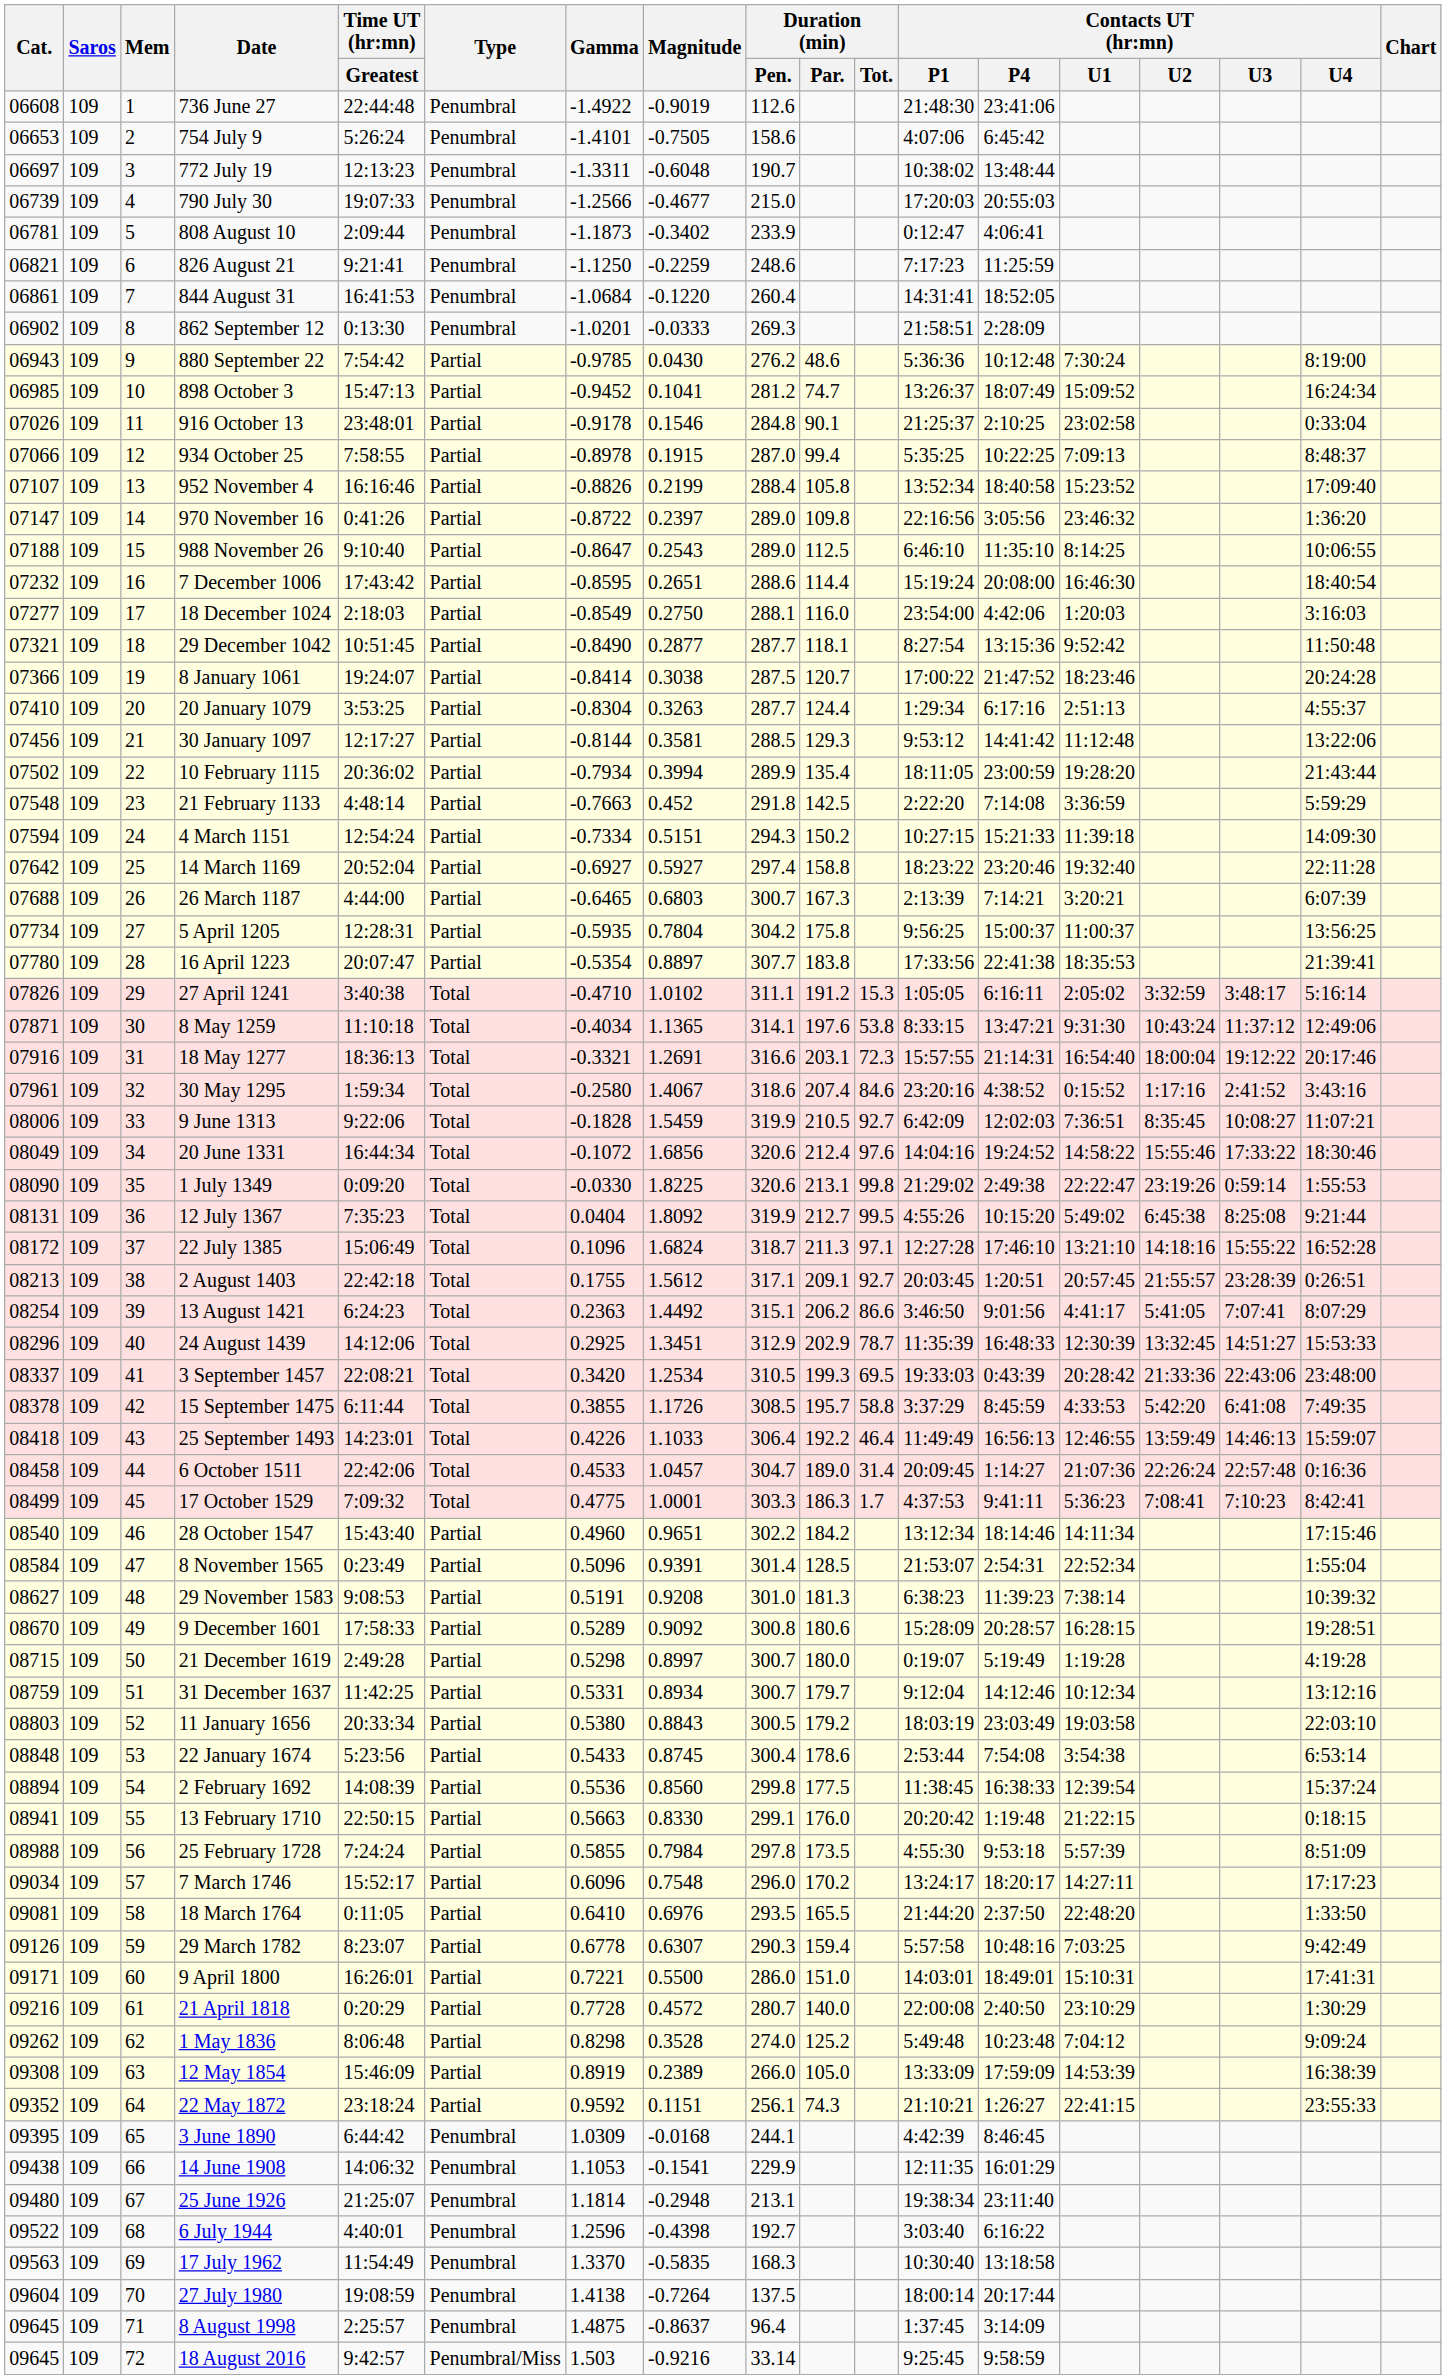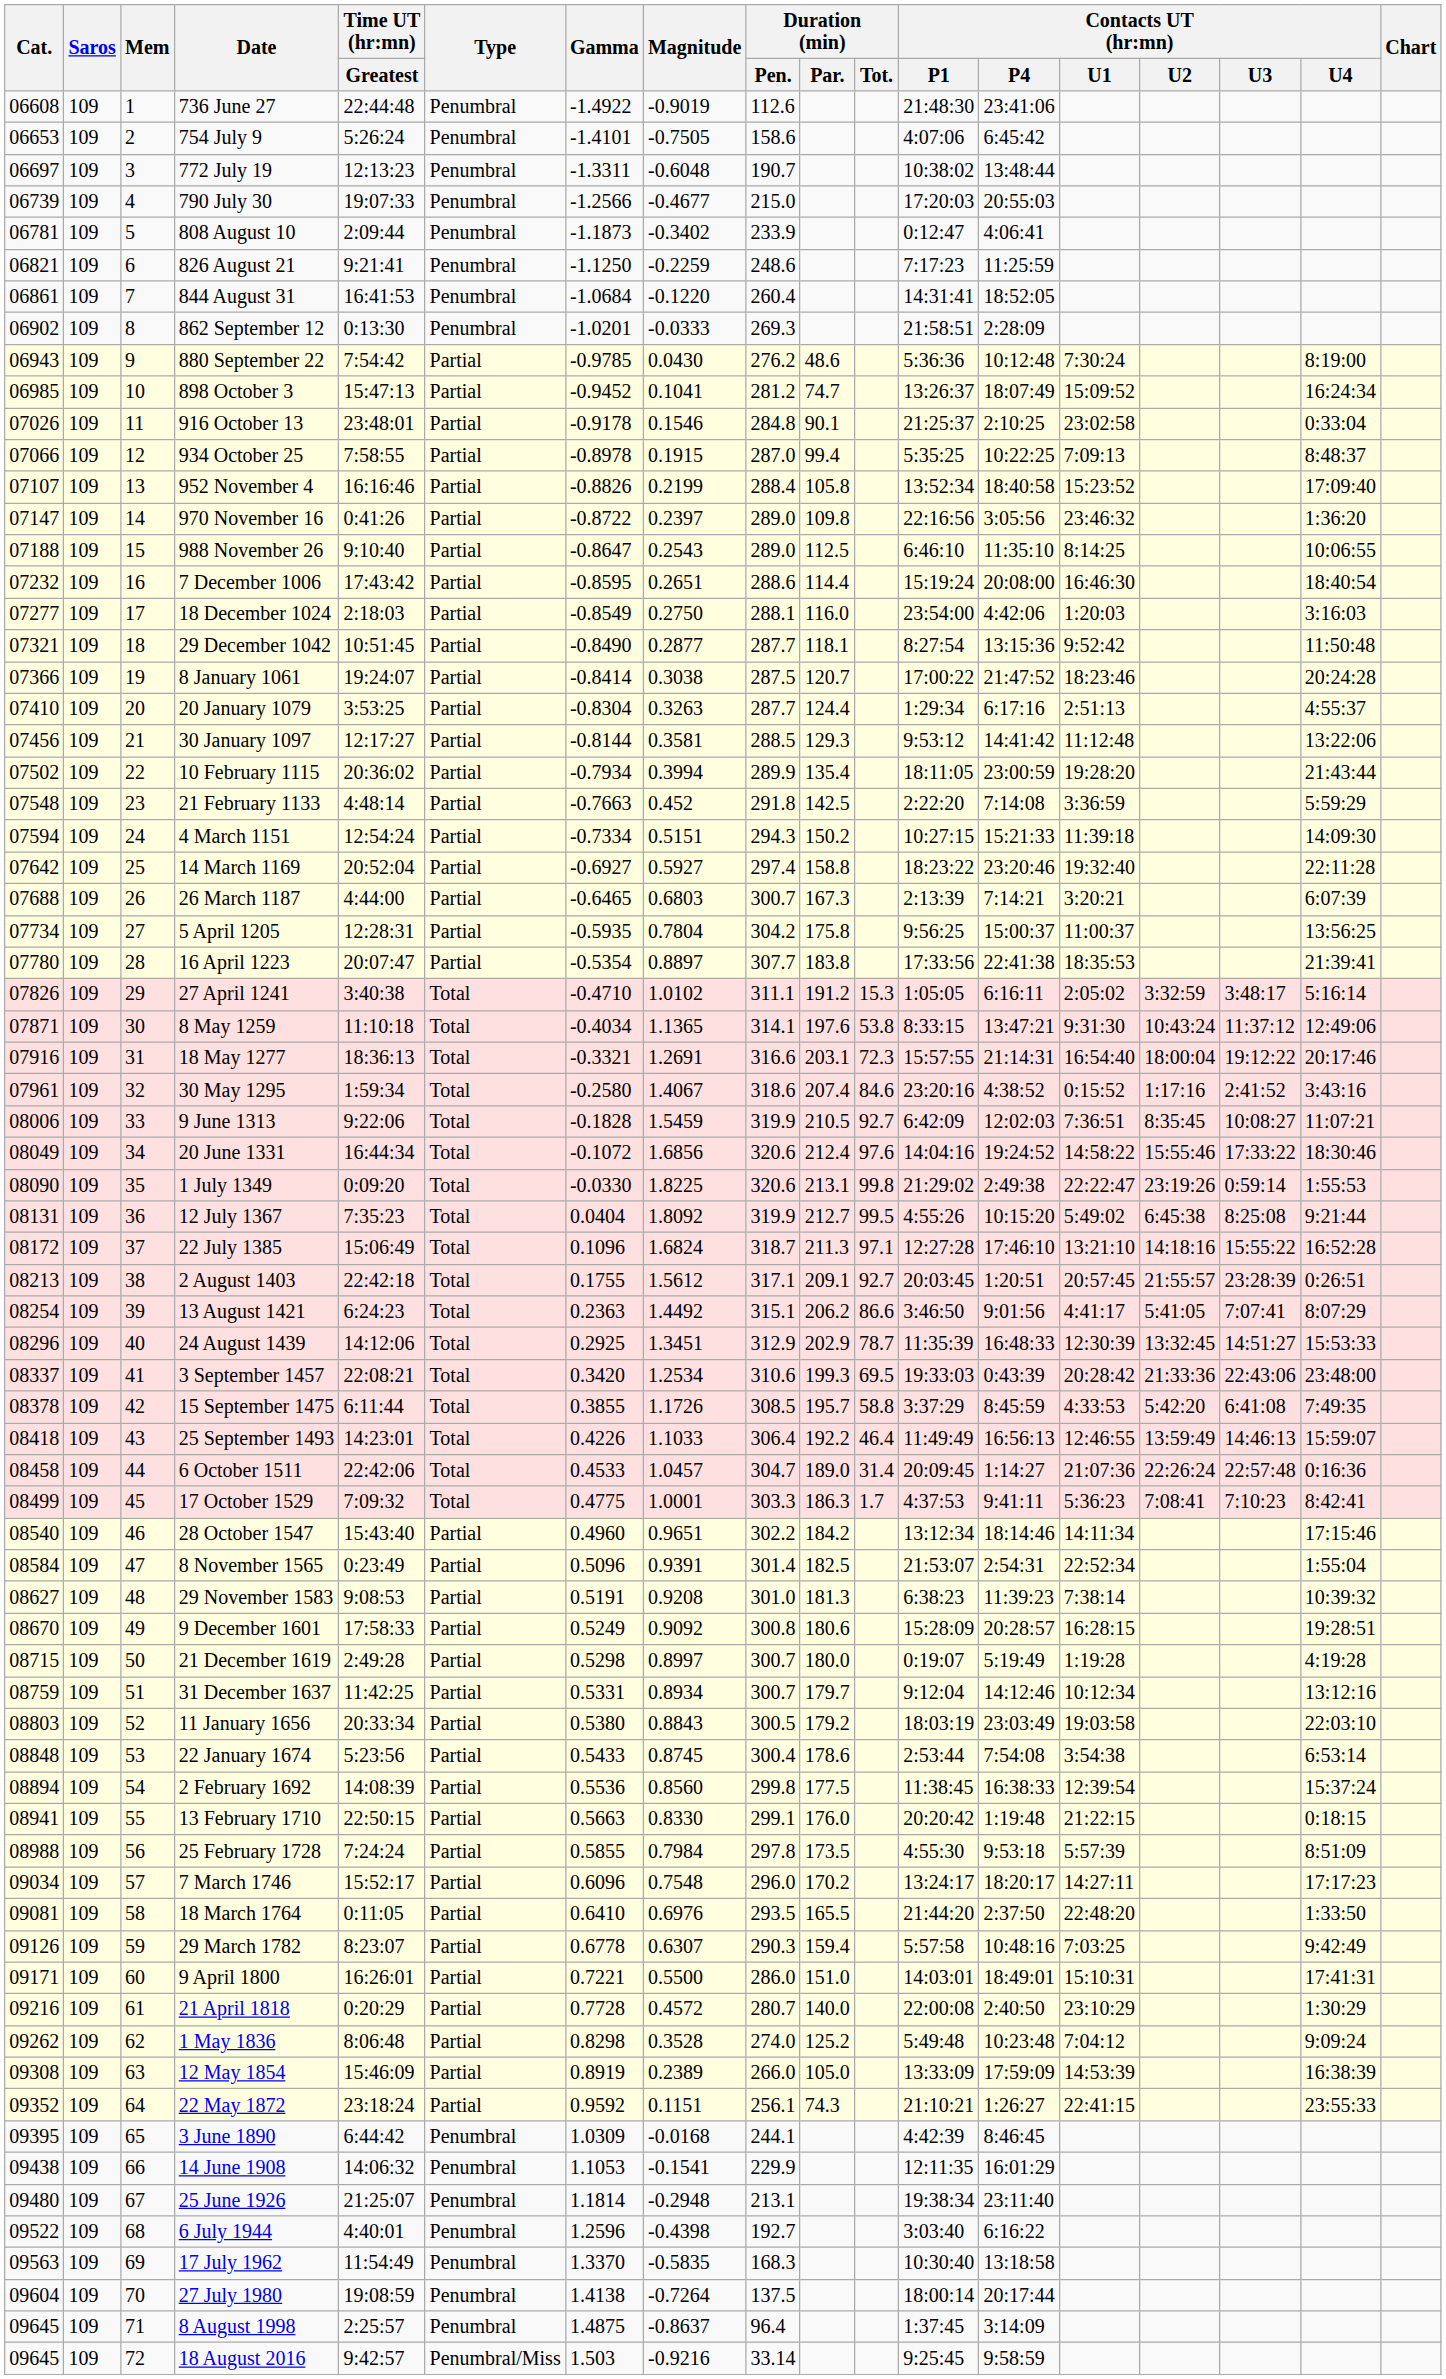(773, 1375) 310.5 -> (773, 1375) 310.6
(827, 1565) 128.5 -> (827, 1565) 182.5
(597, 1628) 0.5289 -> (597, 1628) 0.5249
